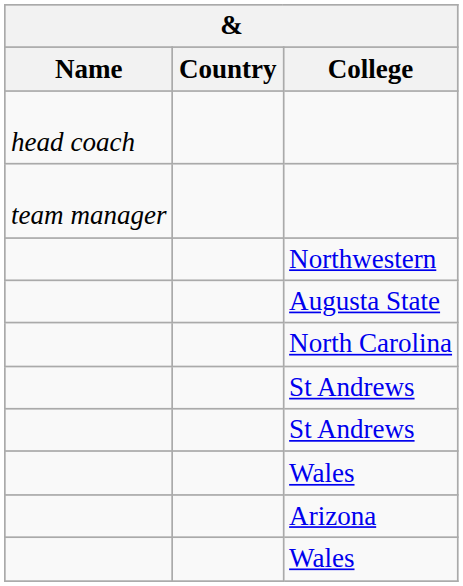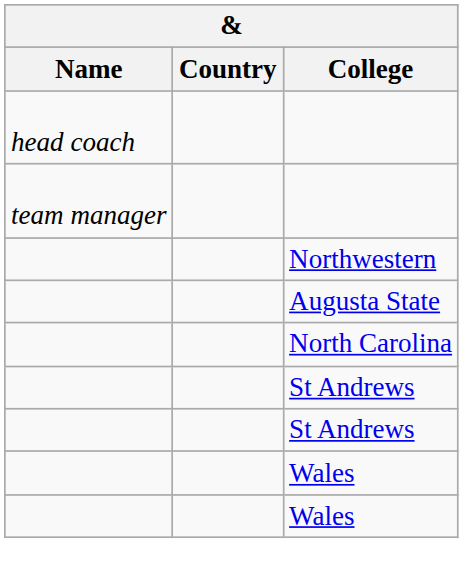- row: (89, 516)
